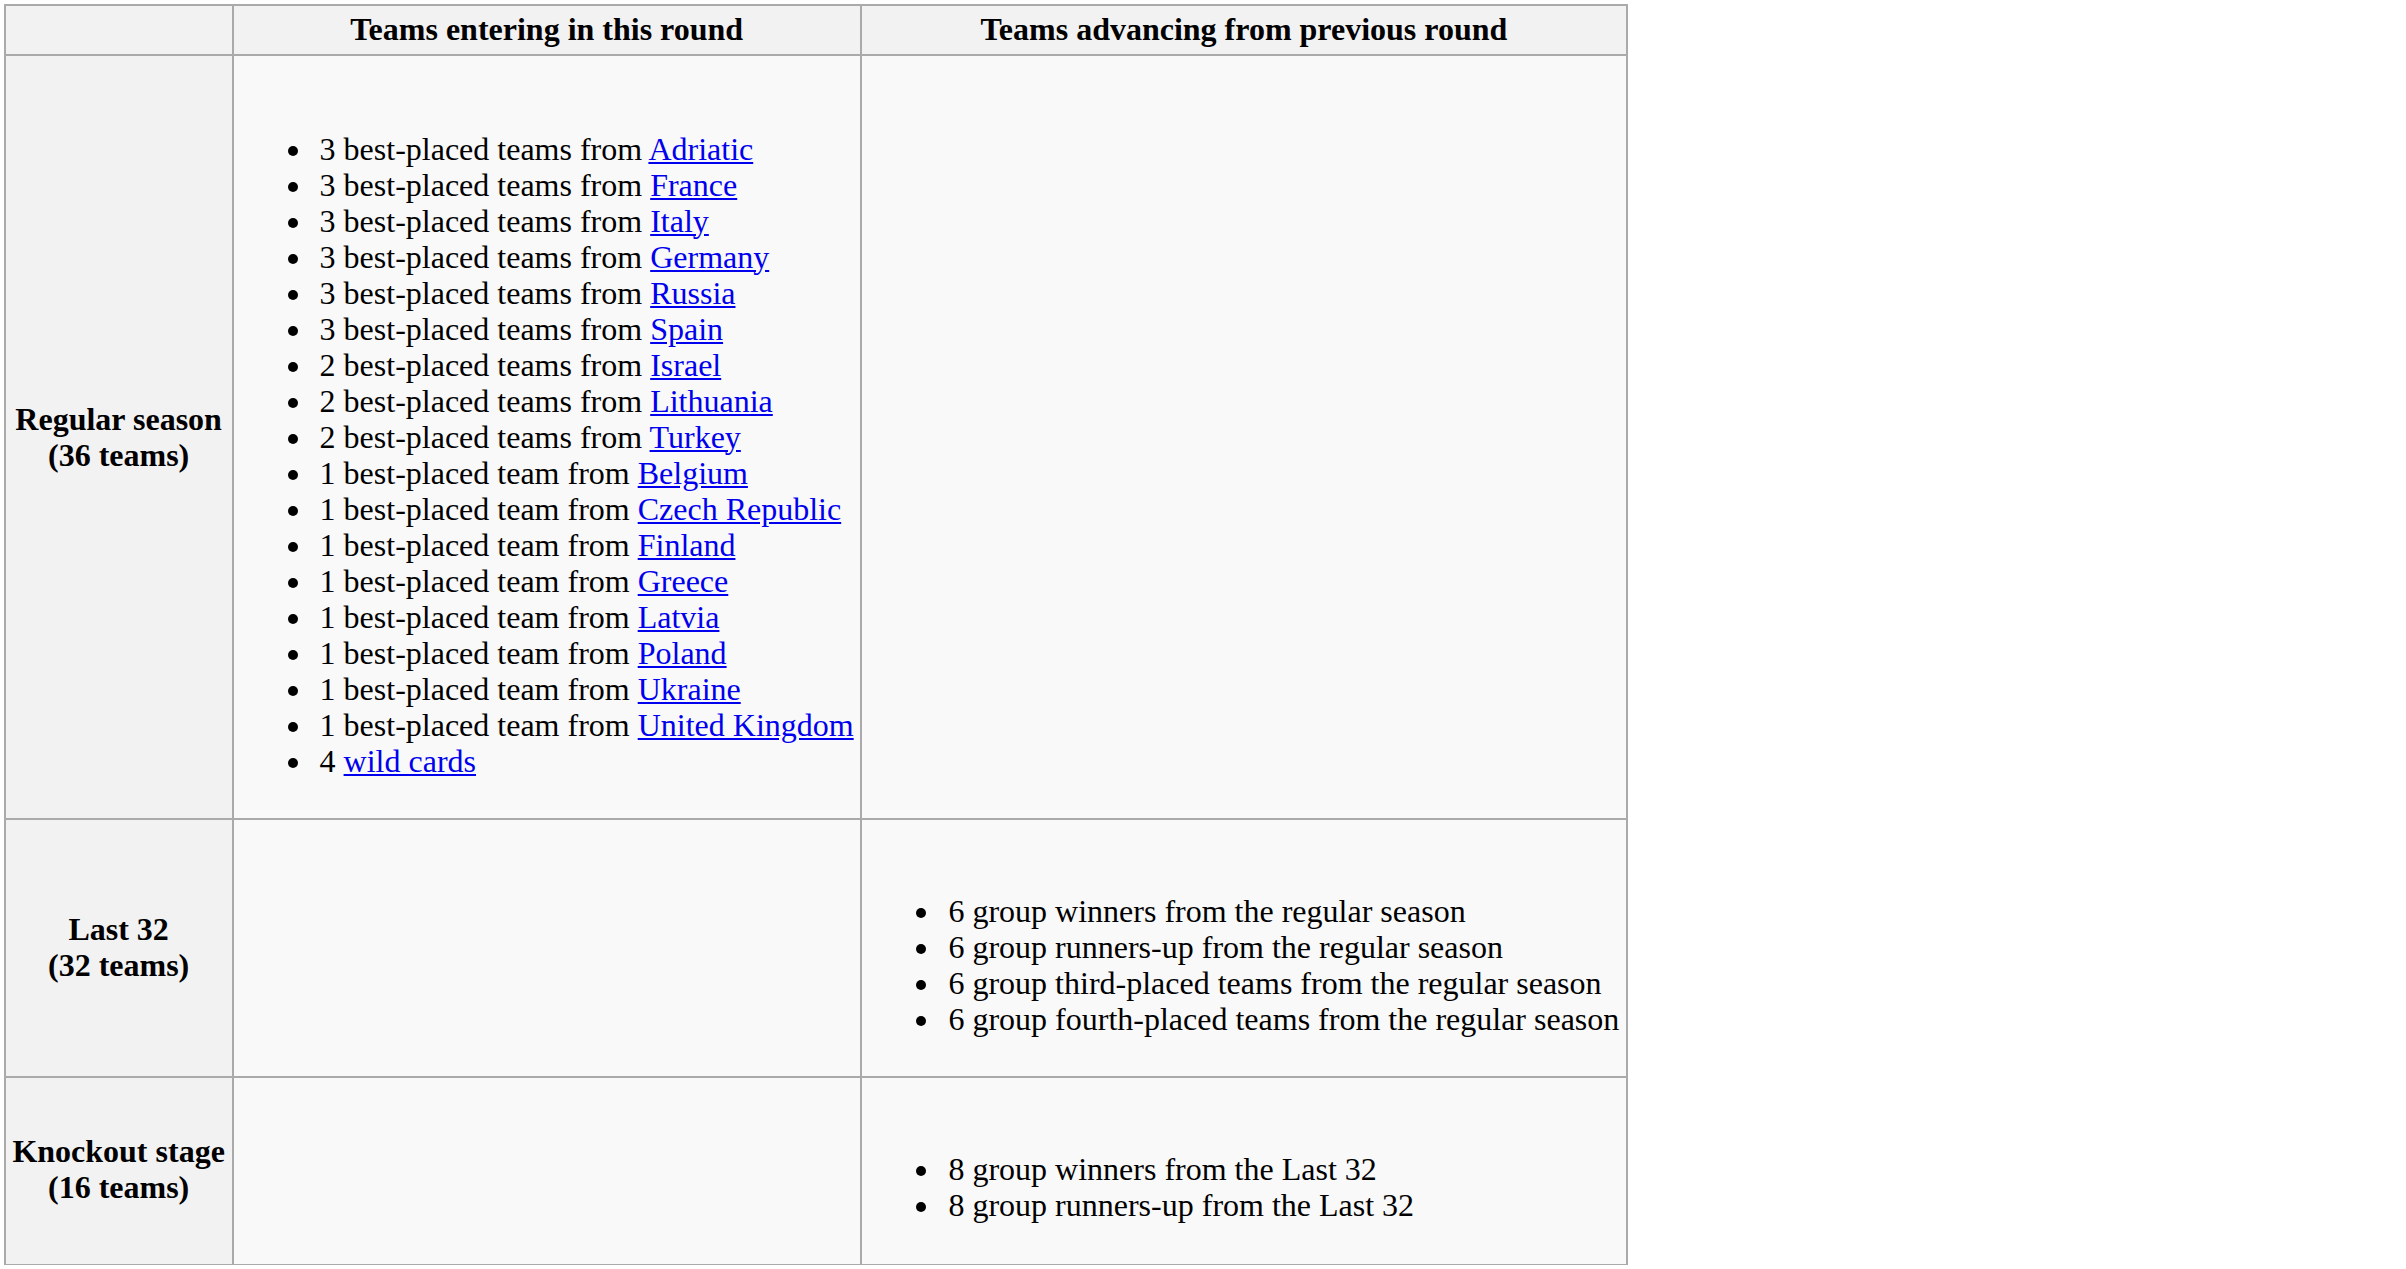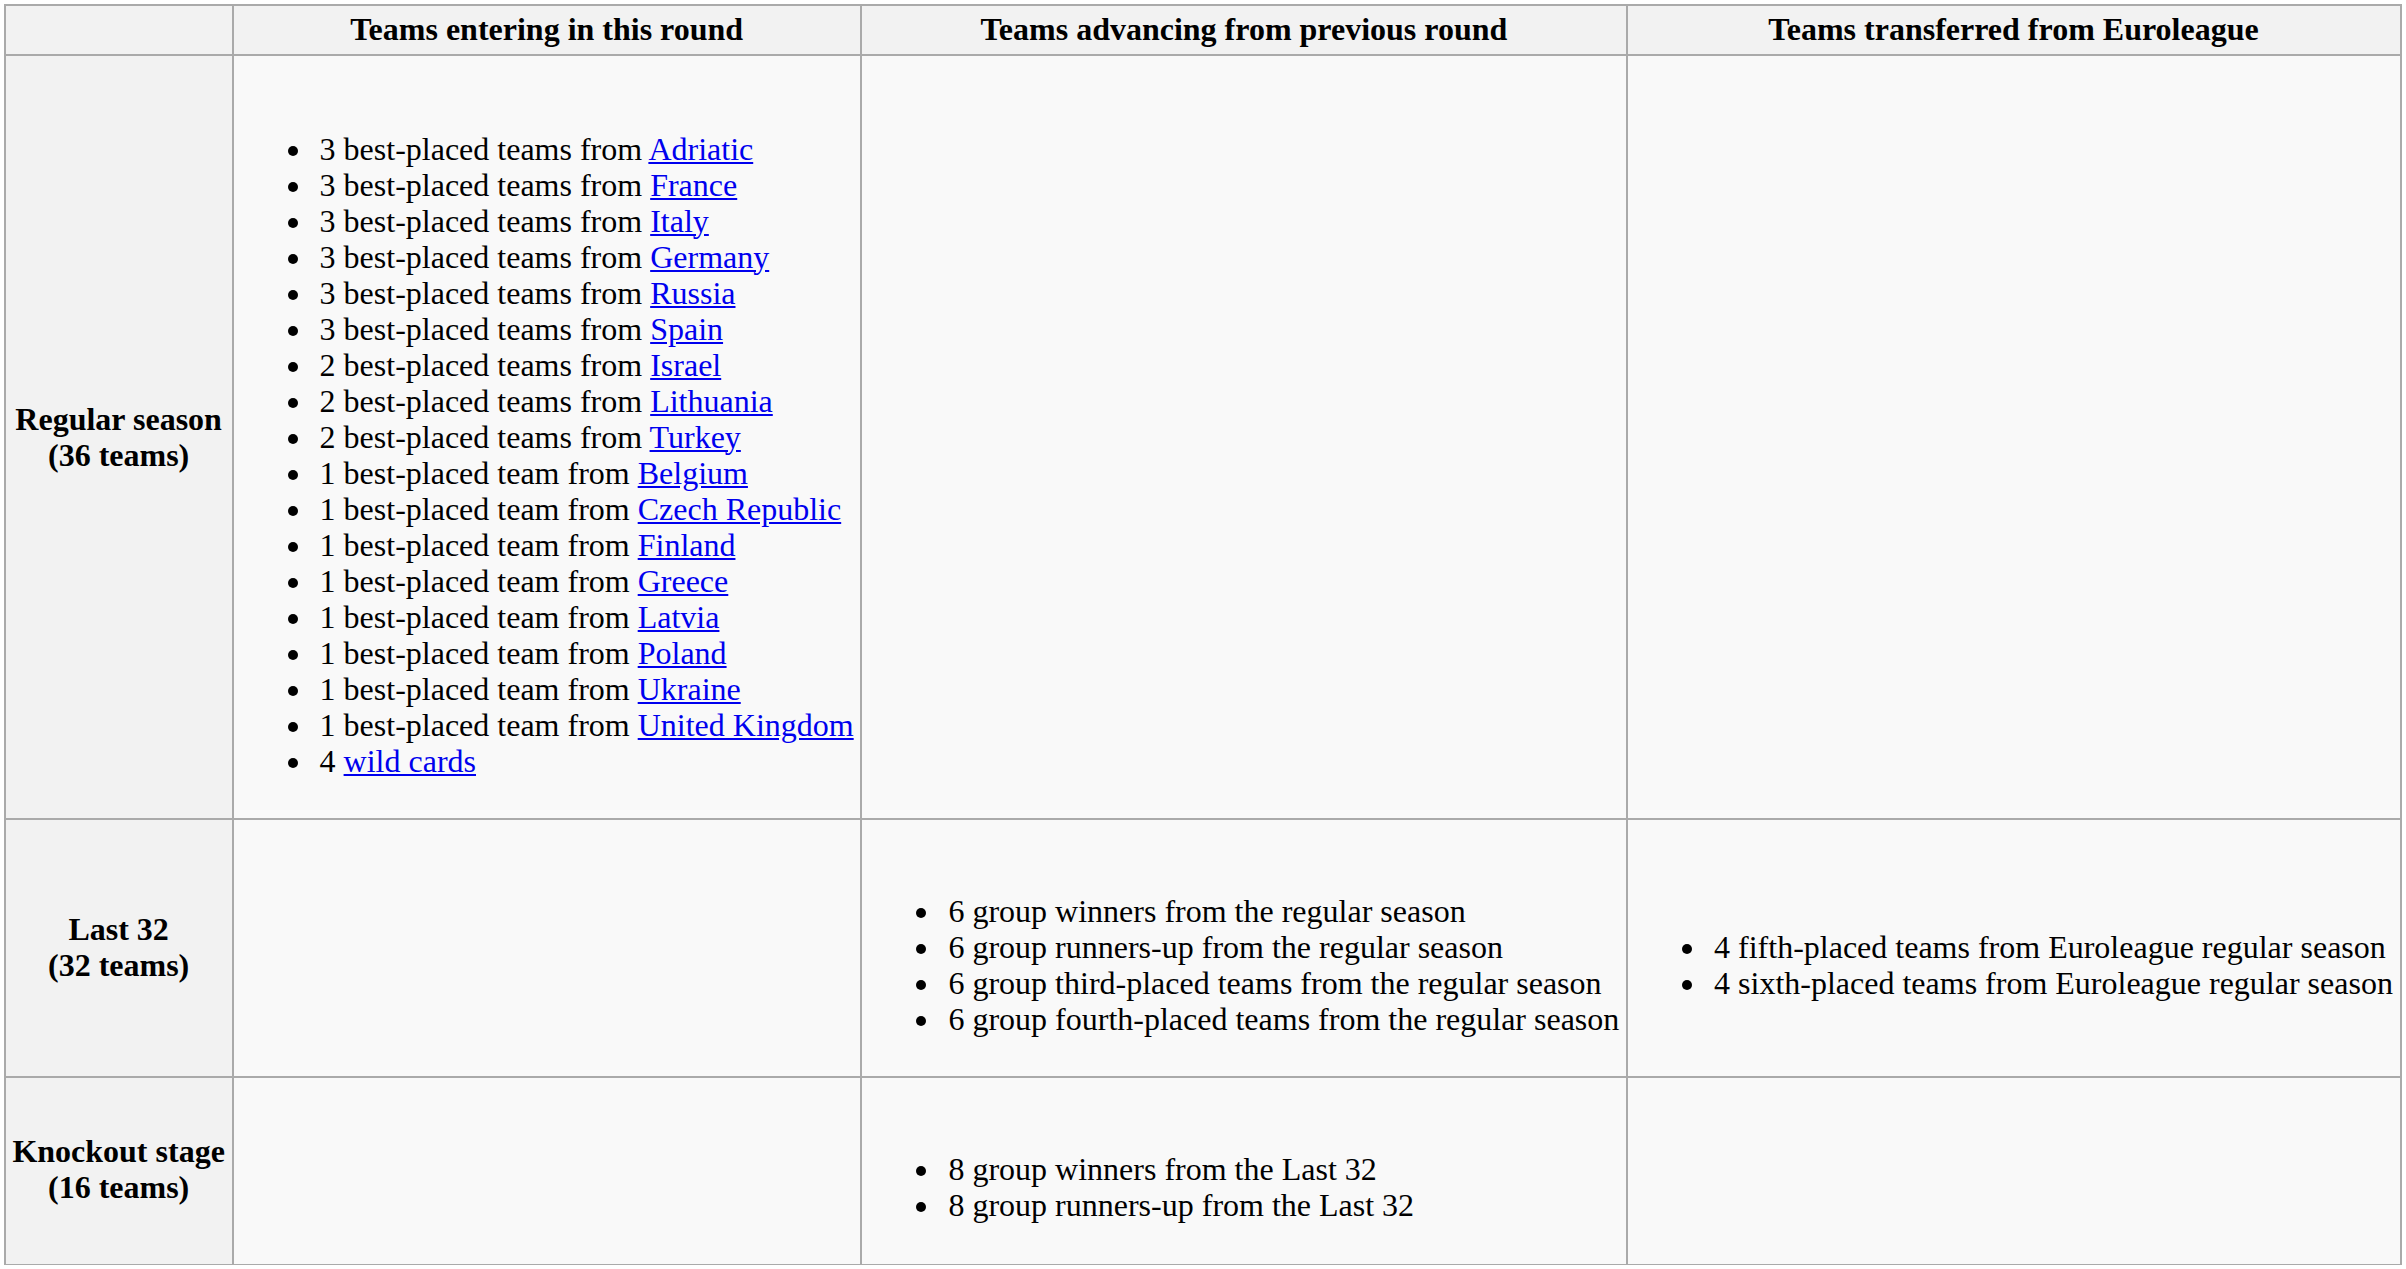+ column: (2014, 29)
